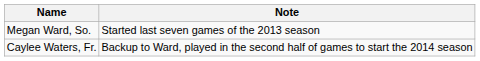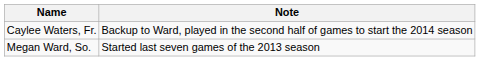rows swapped: (49, 30) <-> (52, 47)
